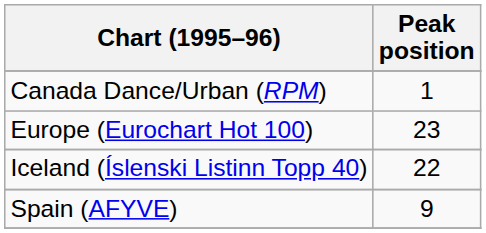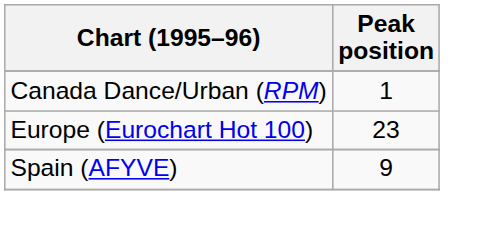- row: (189, 168)
